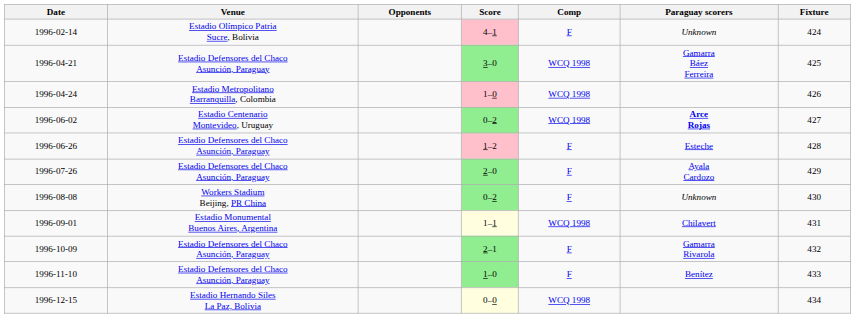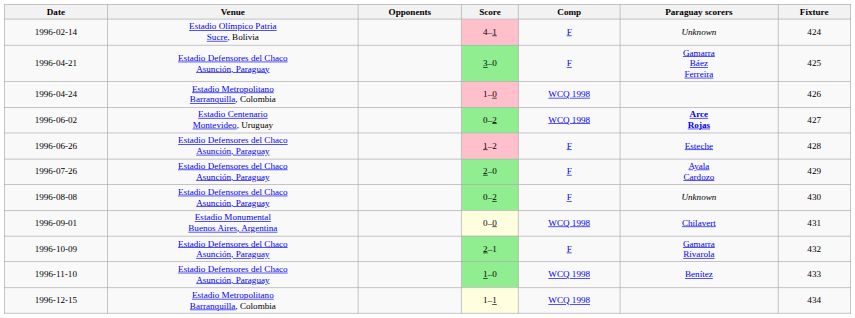(569, 63) WCQ 1998 -> (569, 63) F
(233, 197) Workers Stadium Beijing, PR China -> (233, 197) Estadio Defensores del Chaco Asunción, Paraguay
(490, 222) 1–1 -> (490, 222) 0–0
(569, 274) F -> (569, 274) WCQ 1998
(233, 300) Estadio Hernando Siles La Paz, Bolivia -> (233, 300) Estadio Metropolitano Barranquilla, Colombia
(490, 300) 0–0 -> (490, 300) 1–1
